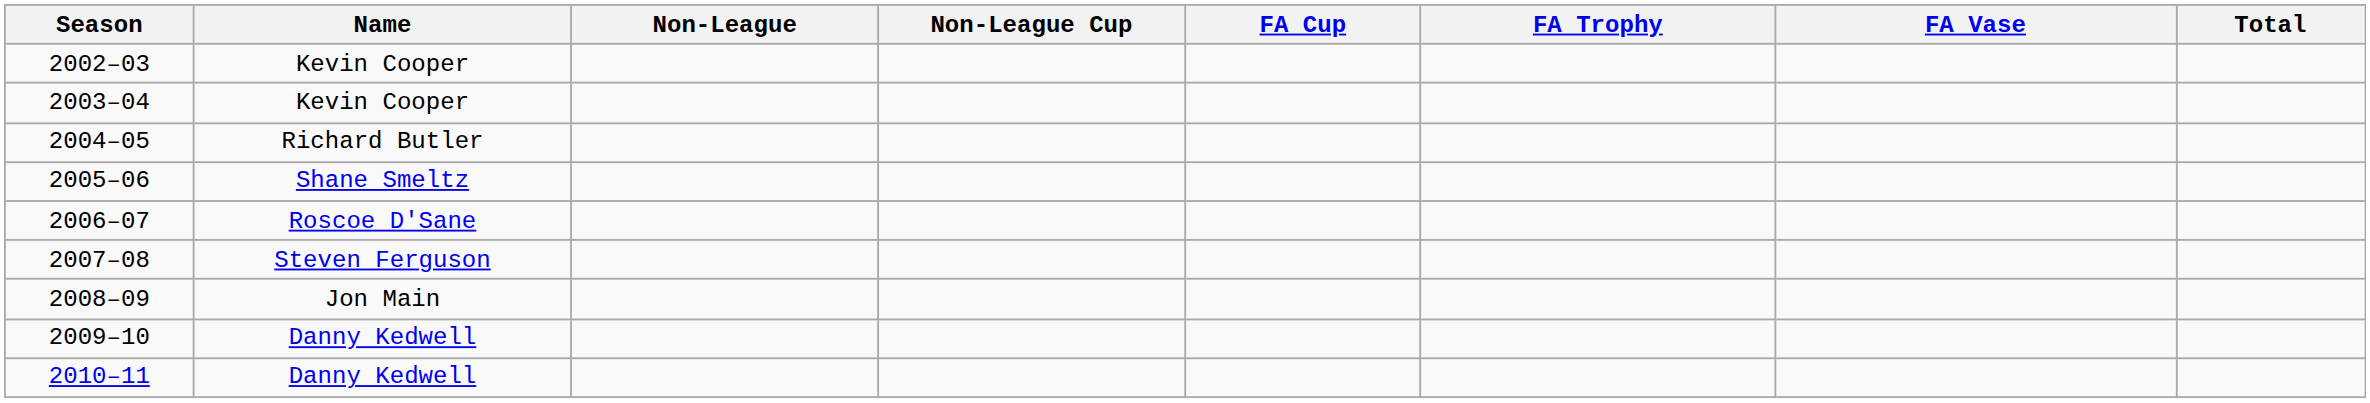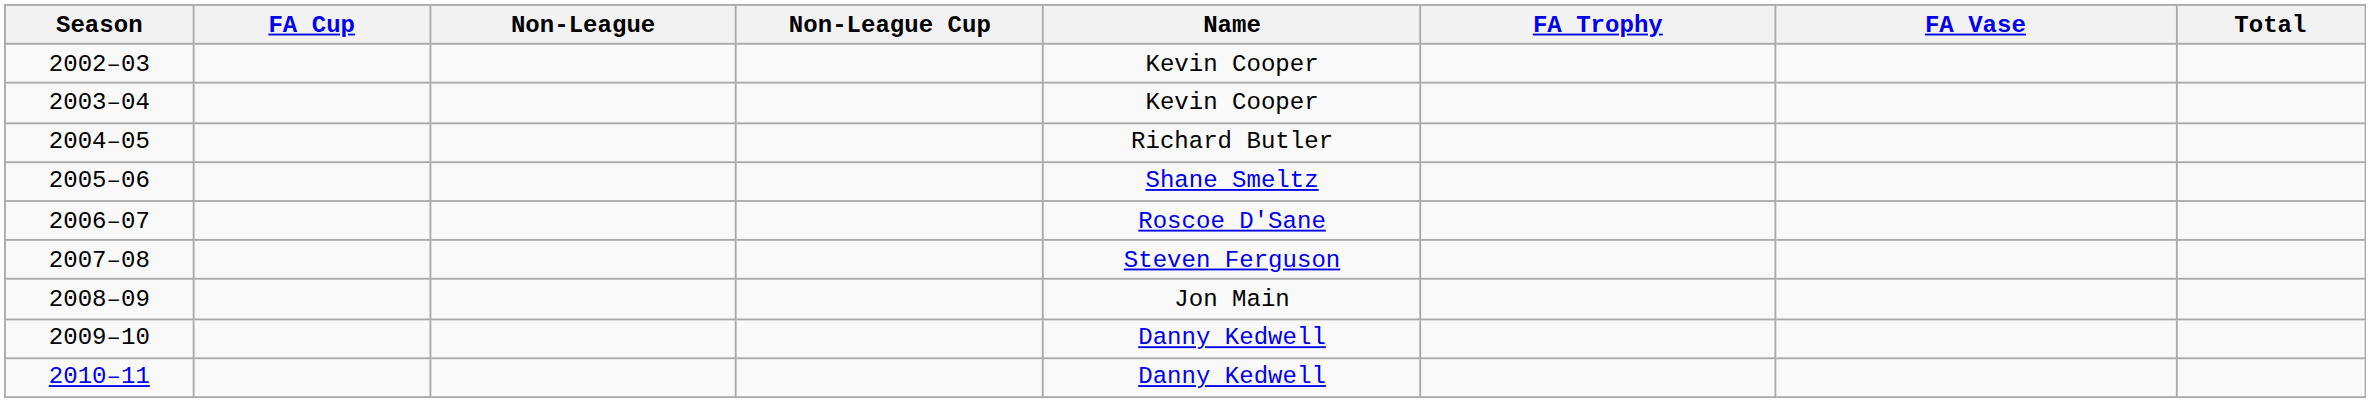columns swapped: (382, 25) <-> (1303, 25)
